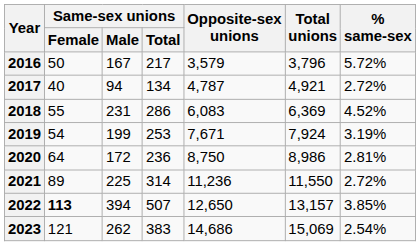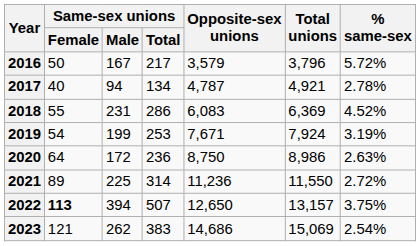(365, 87) 2.72% -> (365, 87) 2.78%
(365, 157) 2.81% -> (365, 157) 2.63%
(365, 205) 3.85% -> (365, 205) 3.75%
